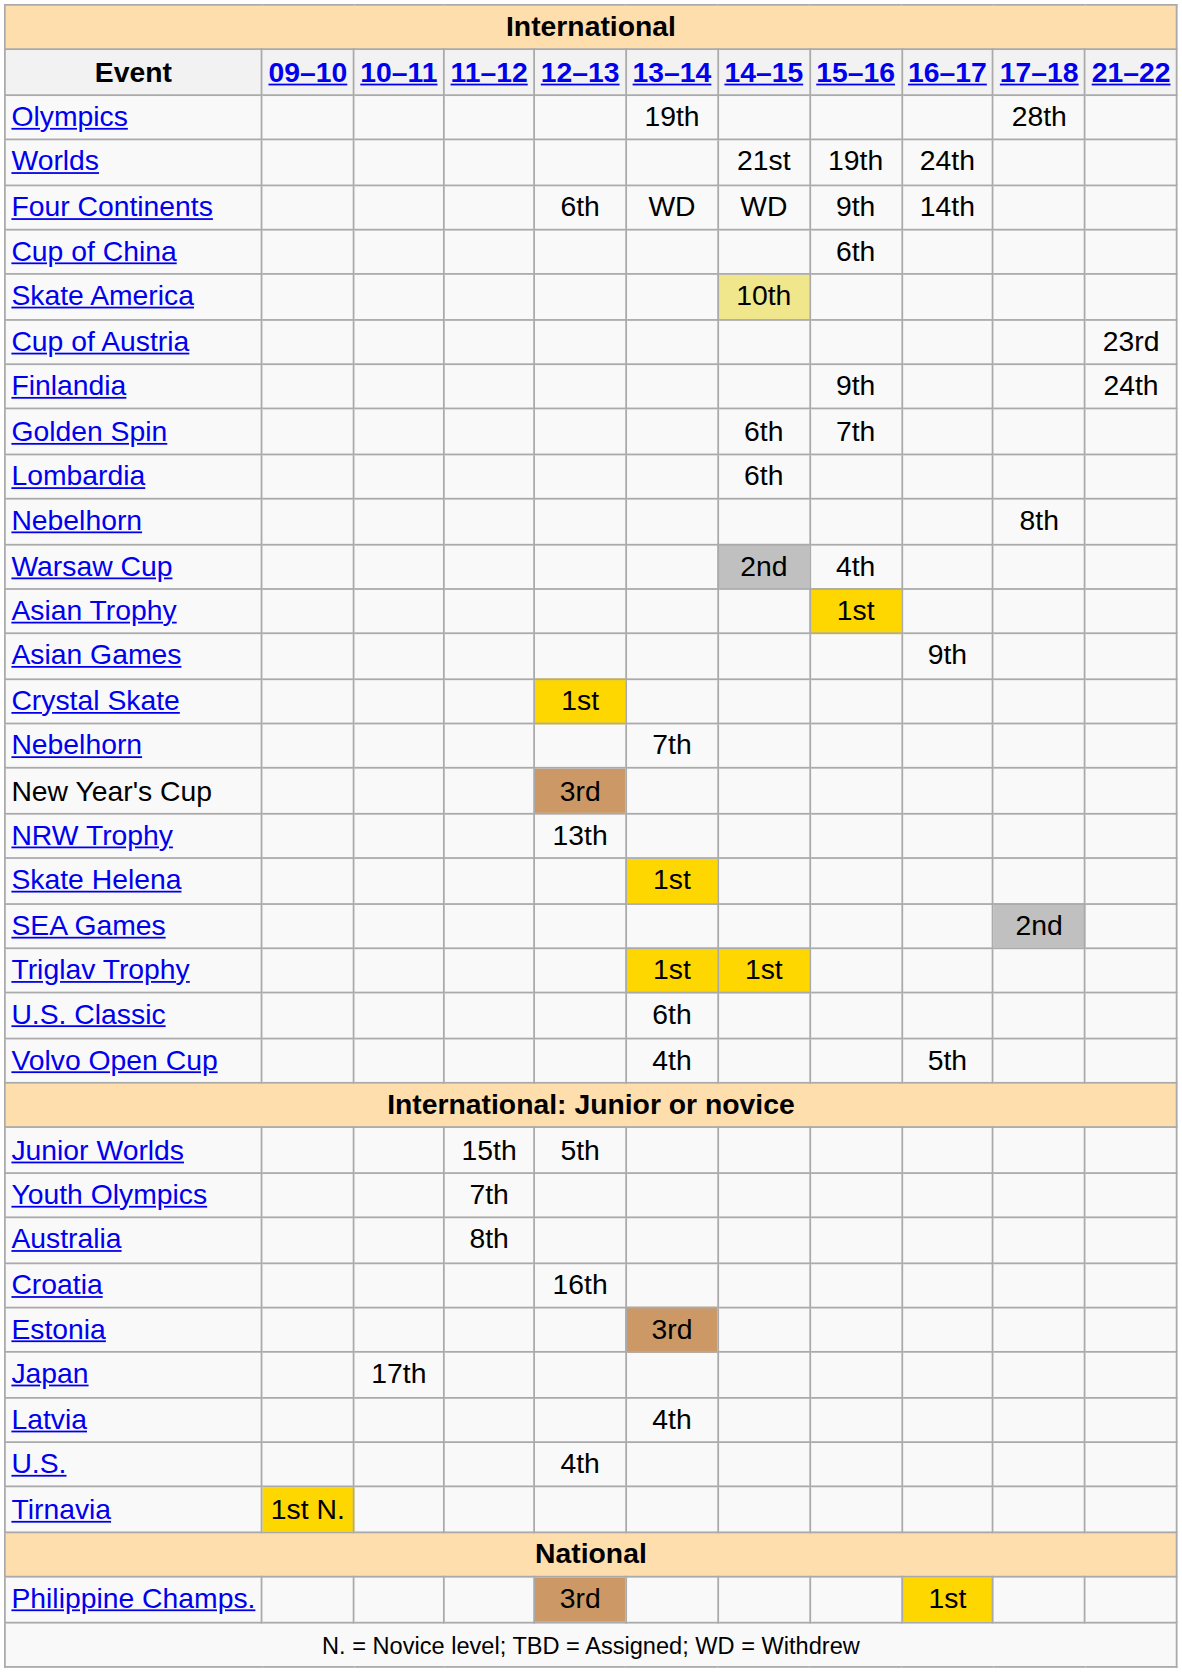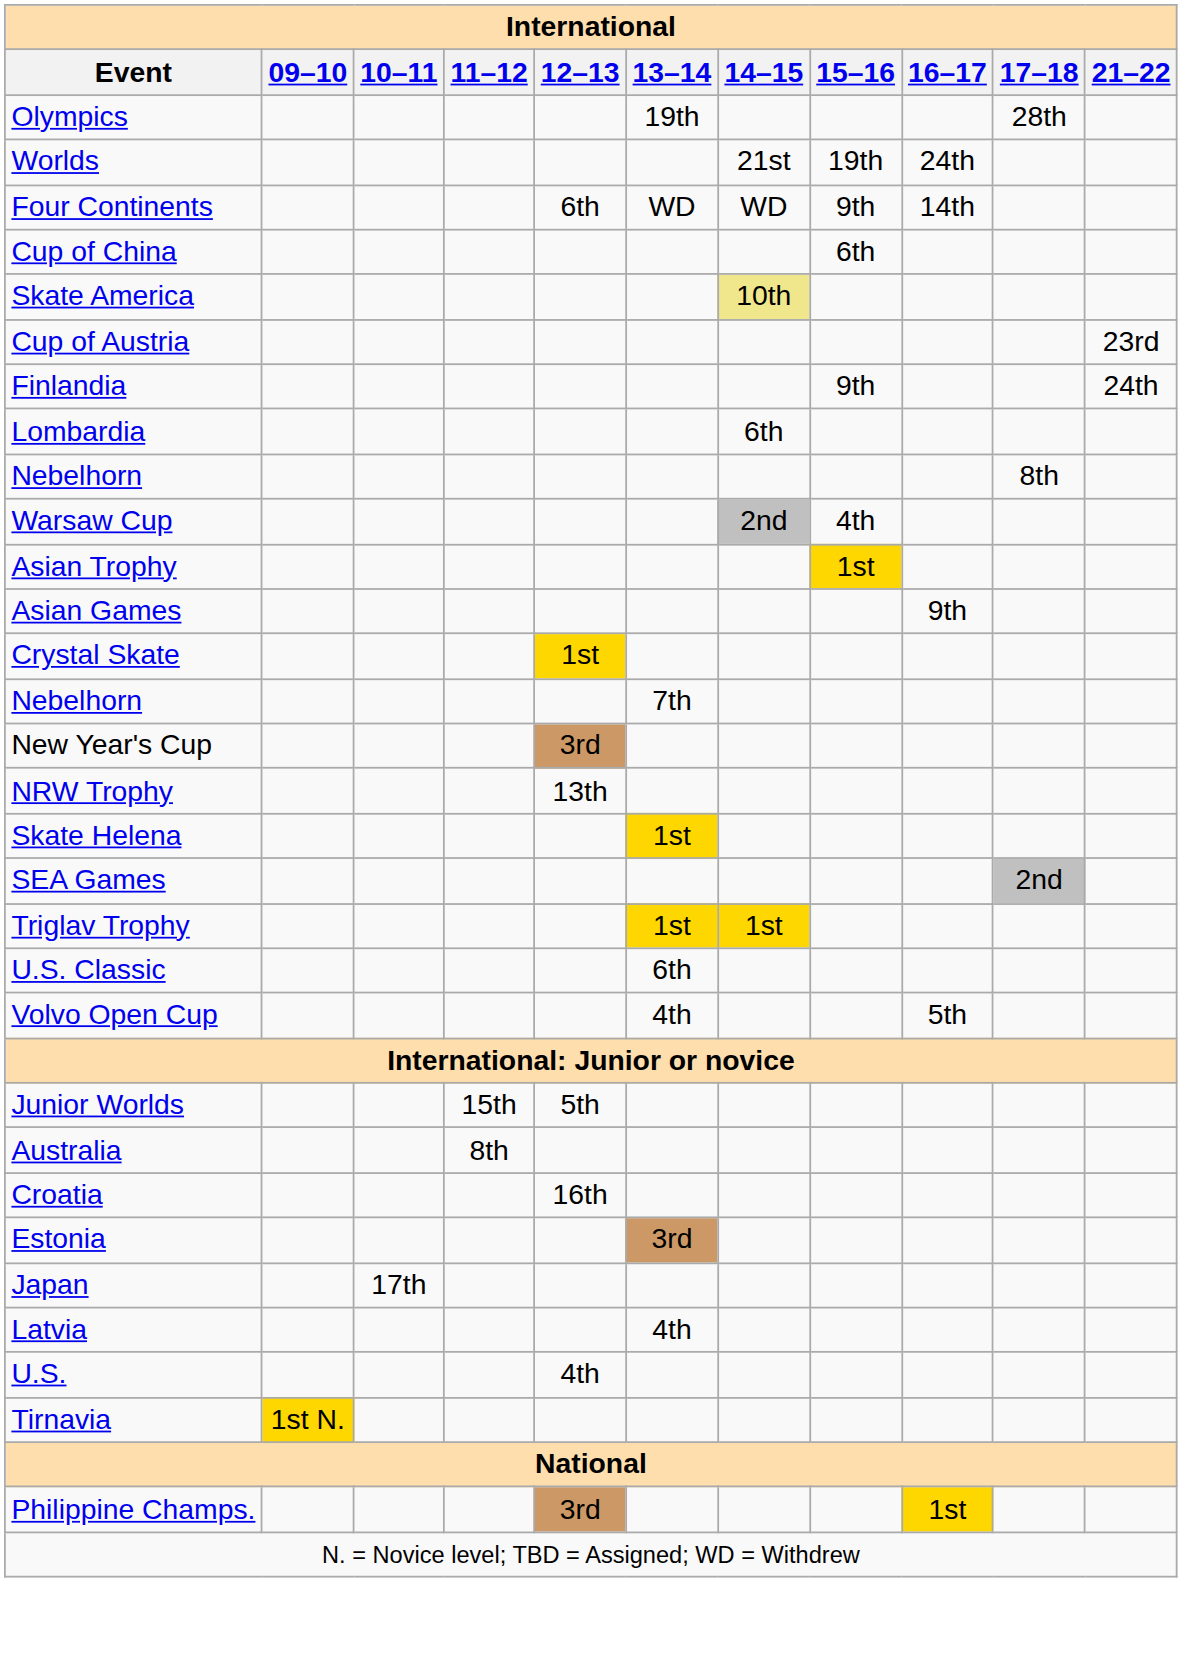- row: (89, 431)
- row: (109, 1194)
